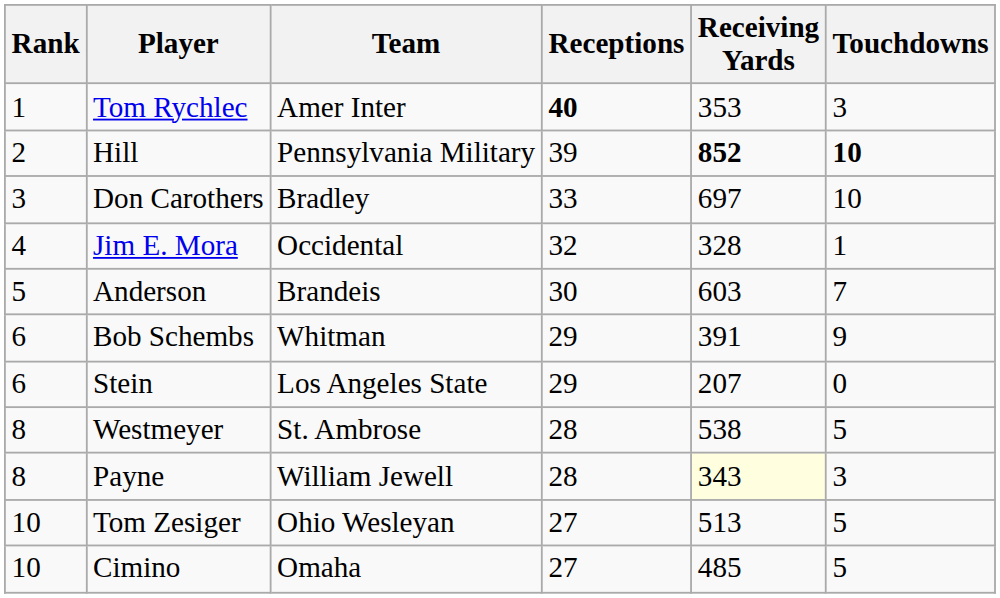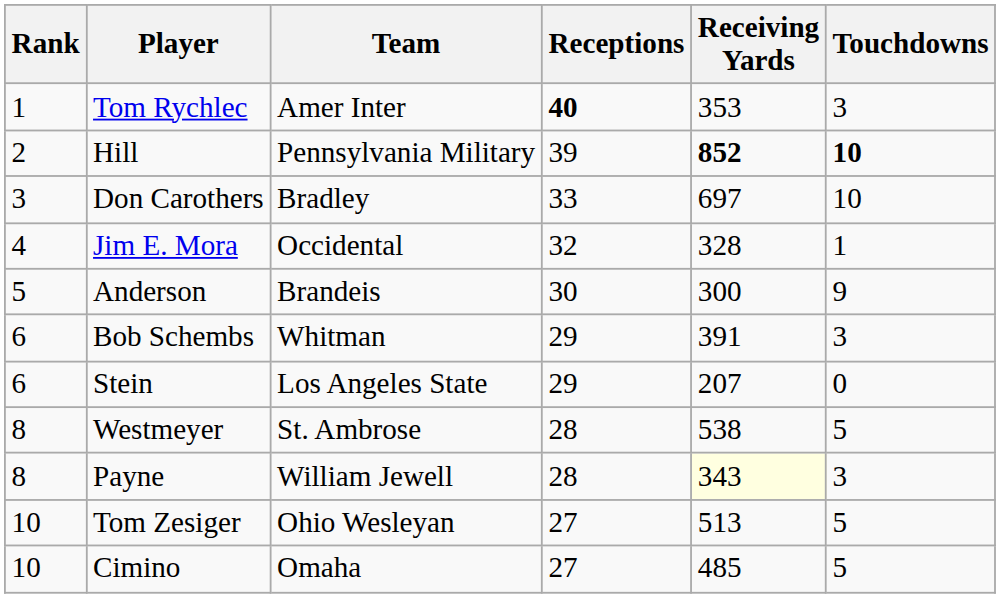(720, 291) 603 -> (720, 291) 300
(840, 291) 7 -> (840, 291) 9
(840, 337) 9 -> (840, 337) 3
